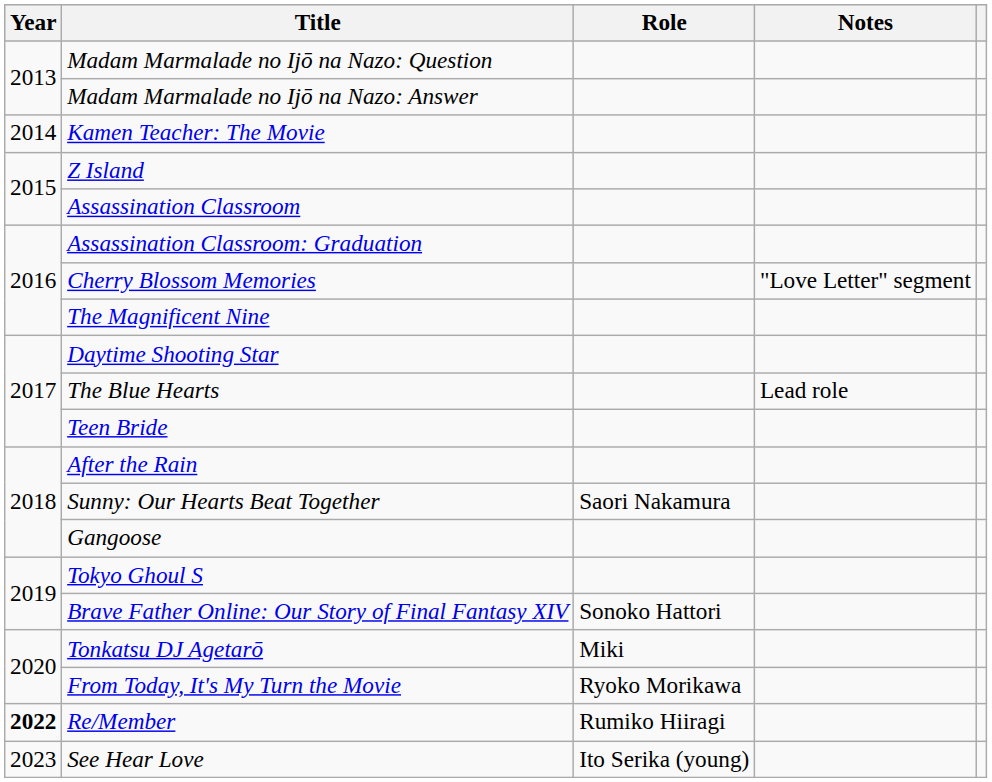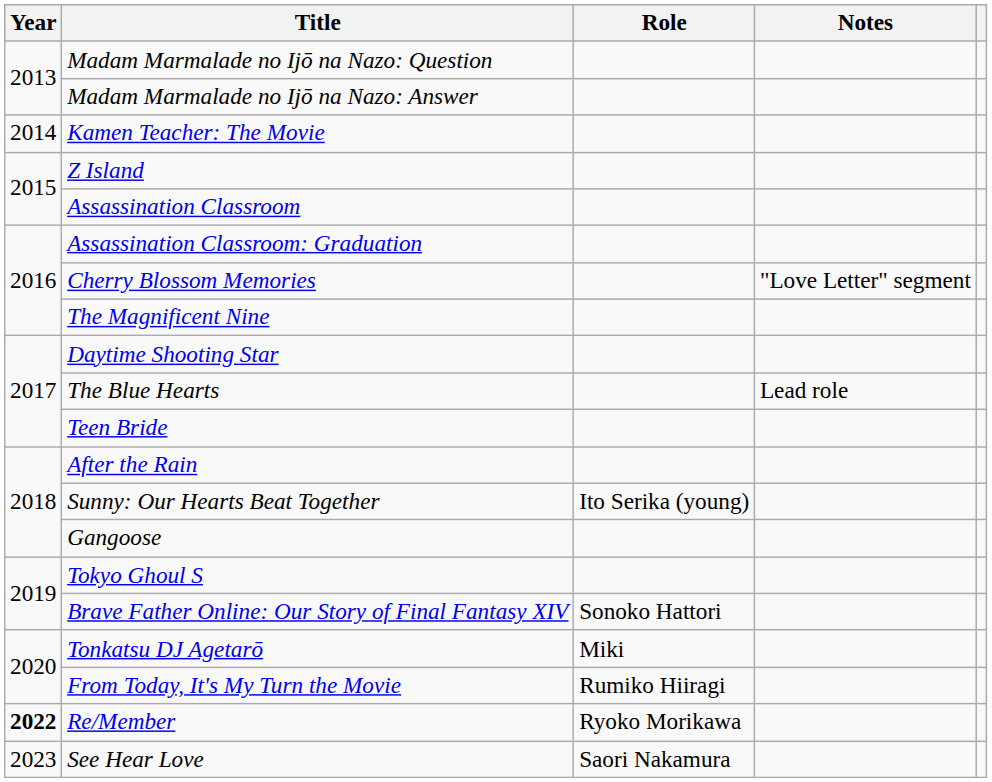(655, 501) Saori Nakamura -> (664, 501) Ito Serika (young)
(660, 685) Ryoko Morikawa -> (652, 685) Rumiko Hiiragi
(652, 721) Rumiko Hiiragi -> (660, 721) Ryoko Morikawa
(664, 758) Ito Serika (young) -> (655, 758) Saori Nakamura
